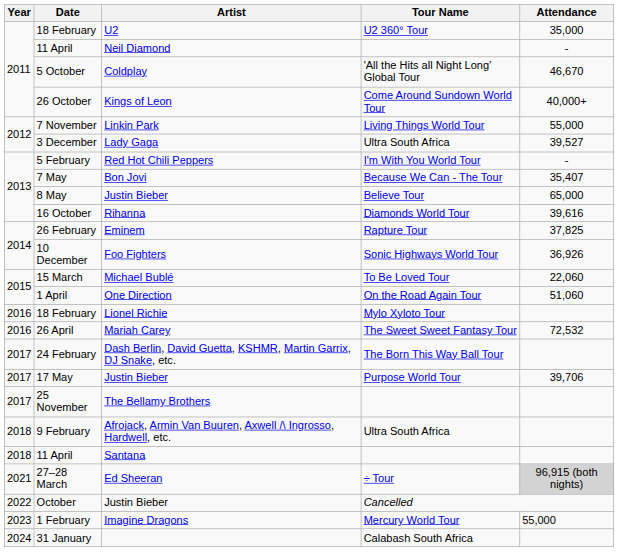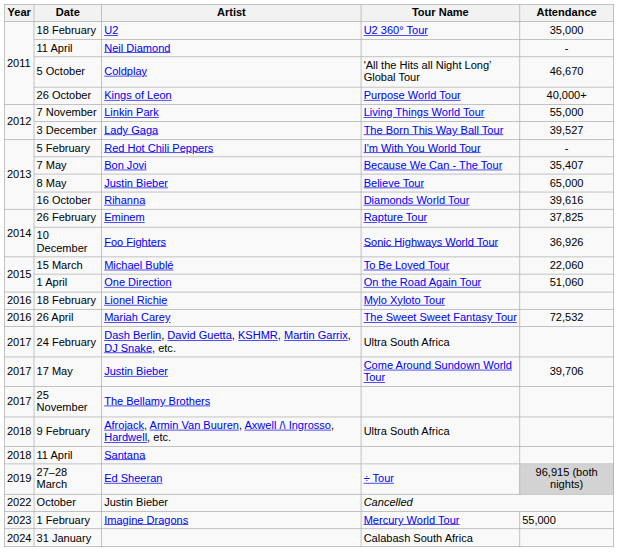(438, 101) Come Around Sundown World Tour -> (412, 95) Purpose World Tour
(407, 143) Ultra South Africa -> (433, 130) The Born This Way Ball Tour
(433, 354) The Born This Way Ball Tour -> (407, 341) Ultra South Africa
(412, 378) Purpose World Tour -> (438, 371) Come Around Sundown World Tour
(19, 479) 2021 -> (19, 479) 2019
